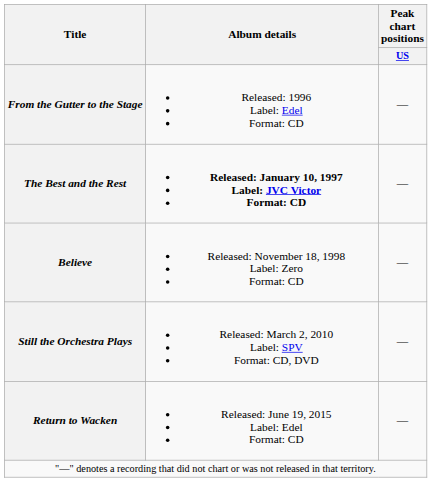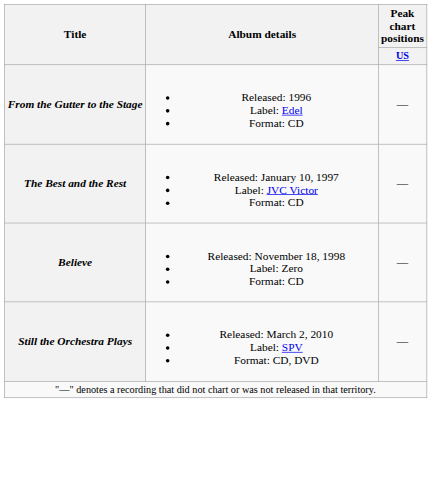(262, 190) bold -> (262, 190) normal
- row: (75, 420)
